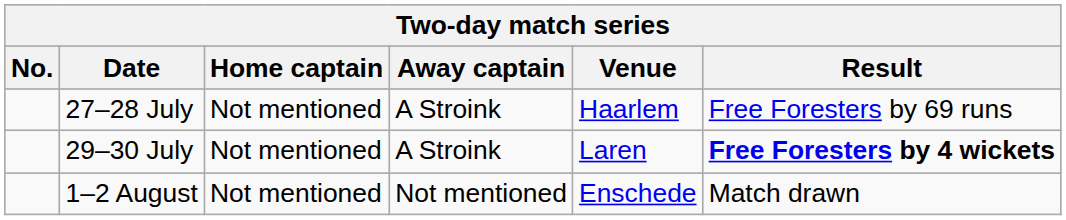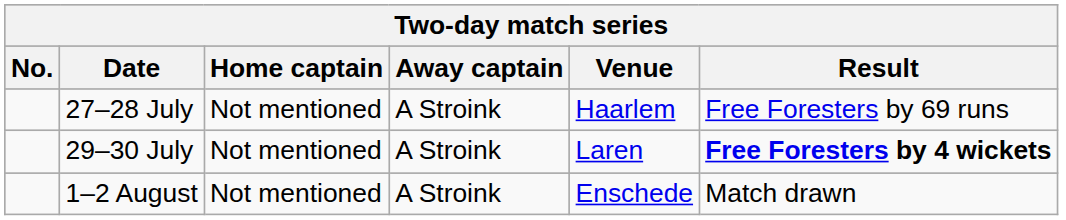(481, 192) Not mentioned -> (448, 192) A Stroink
